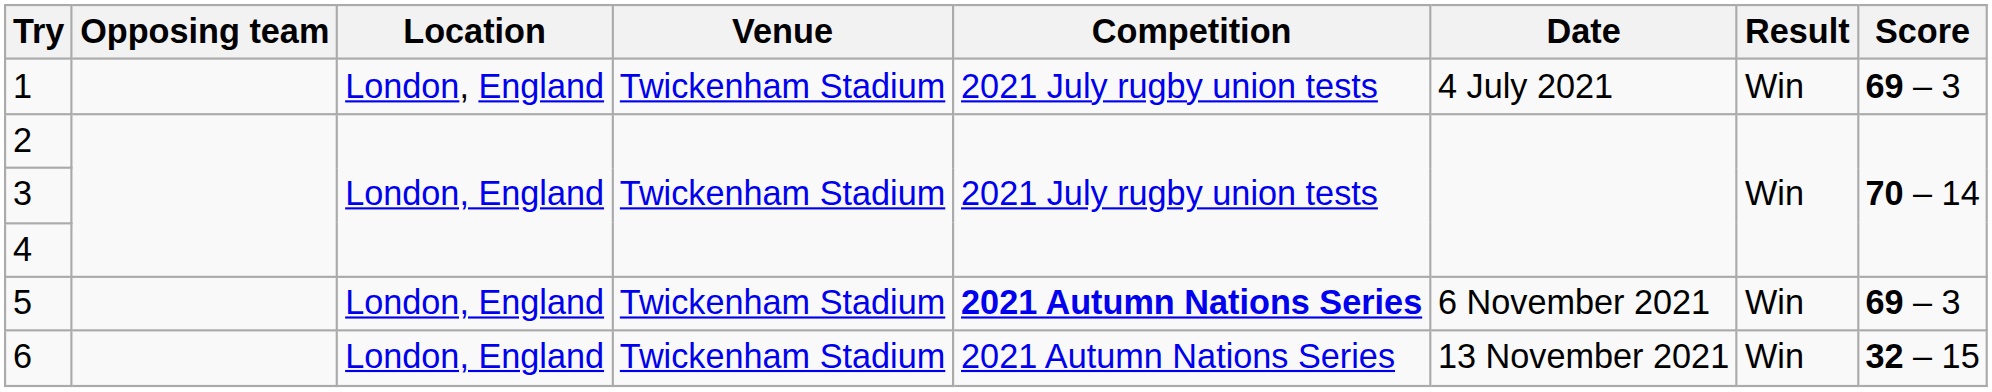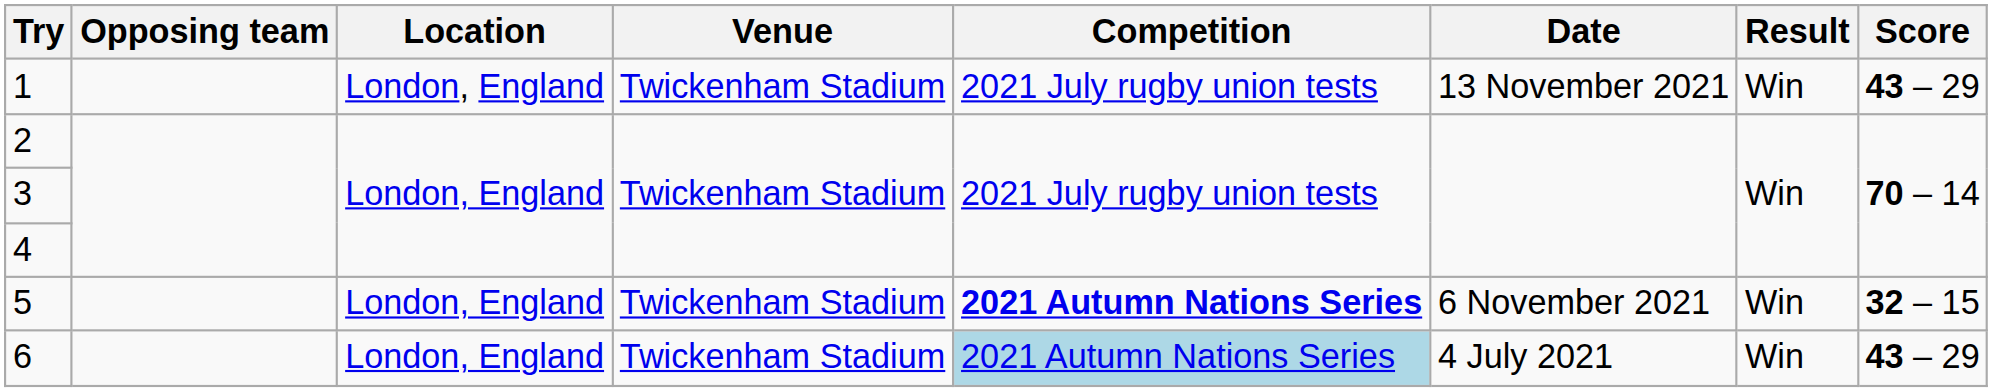(1526, 85) 4 July 2021 -> (1584, 85) 13 November 2021
(1913, 85) 69 – 3 -> (1923, 85) 43 – 29
(1913, 303) 69 – 3 -> (1923, 303) 32 – 15
(1178, 357) no background -> (1178, 357) lightblue background
(1584, 357) 13 November 2021 -> (1526, 357) 4 July 2021
(1923, 357) 32 – 15 -> (1923, 357) 43 – 29
